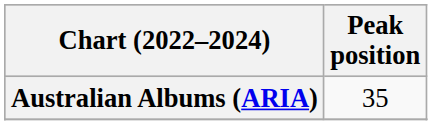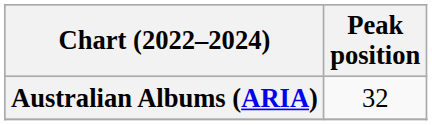(375, 97) 35 -> (375, 97) 32
